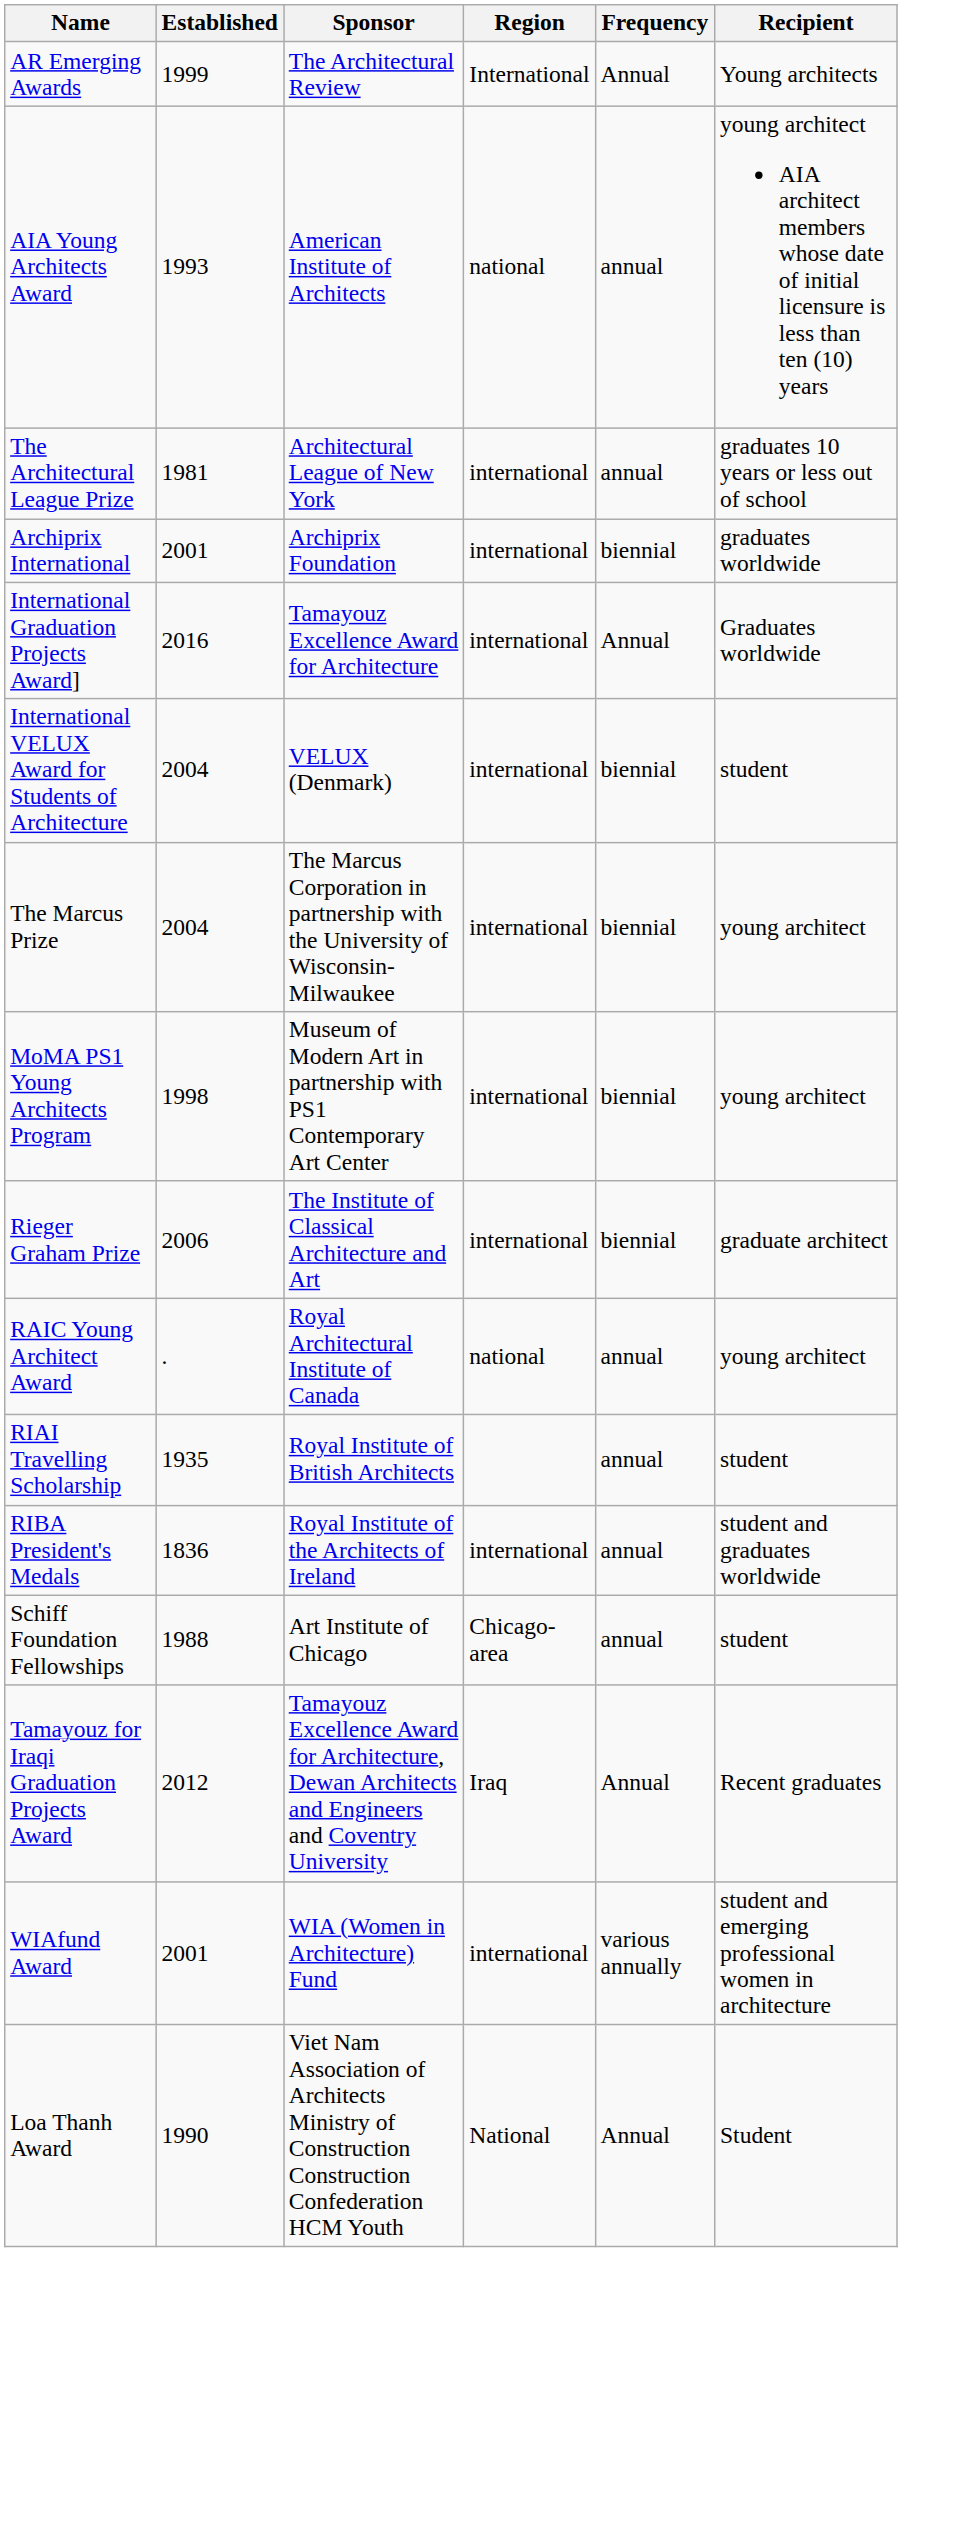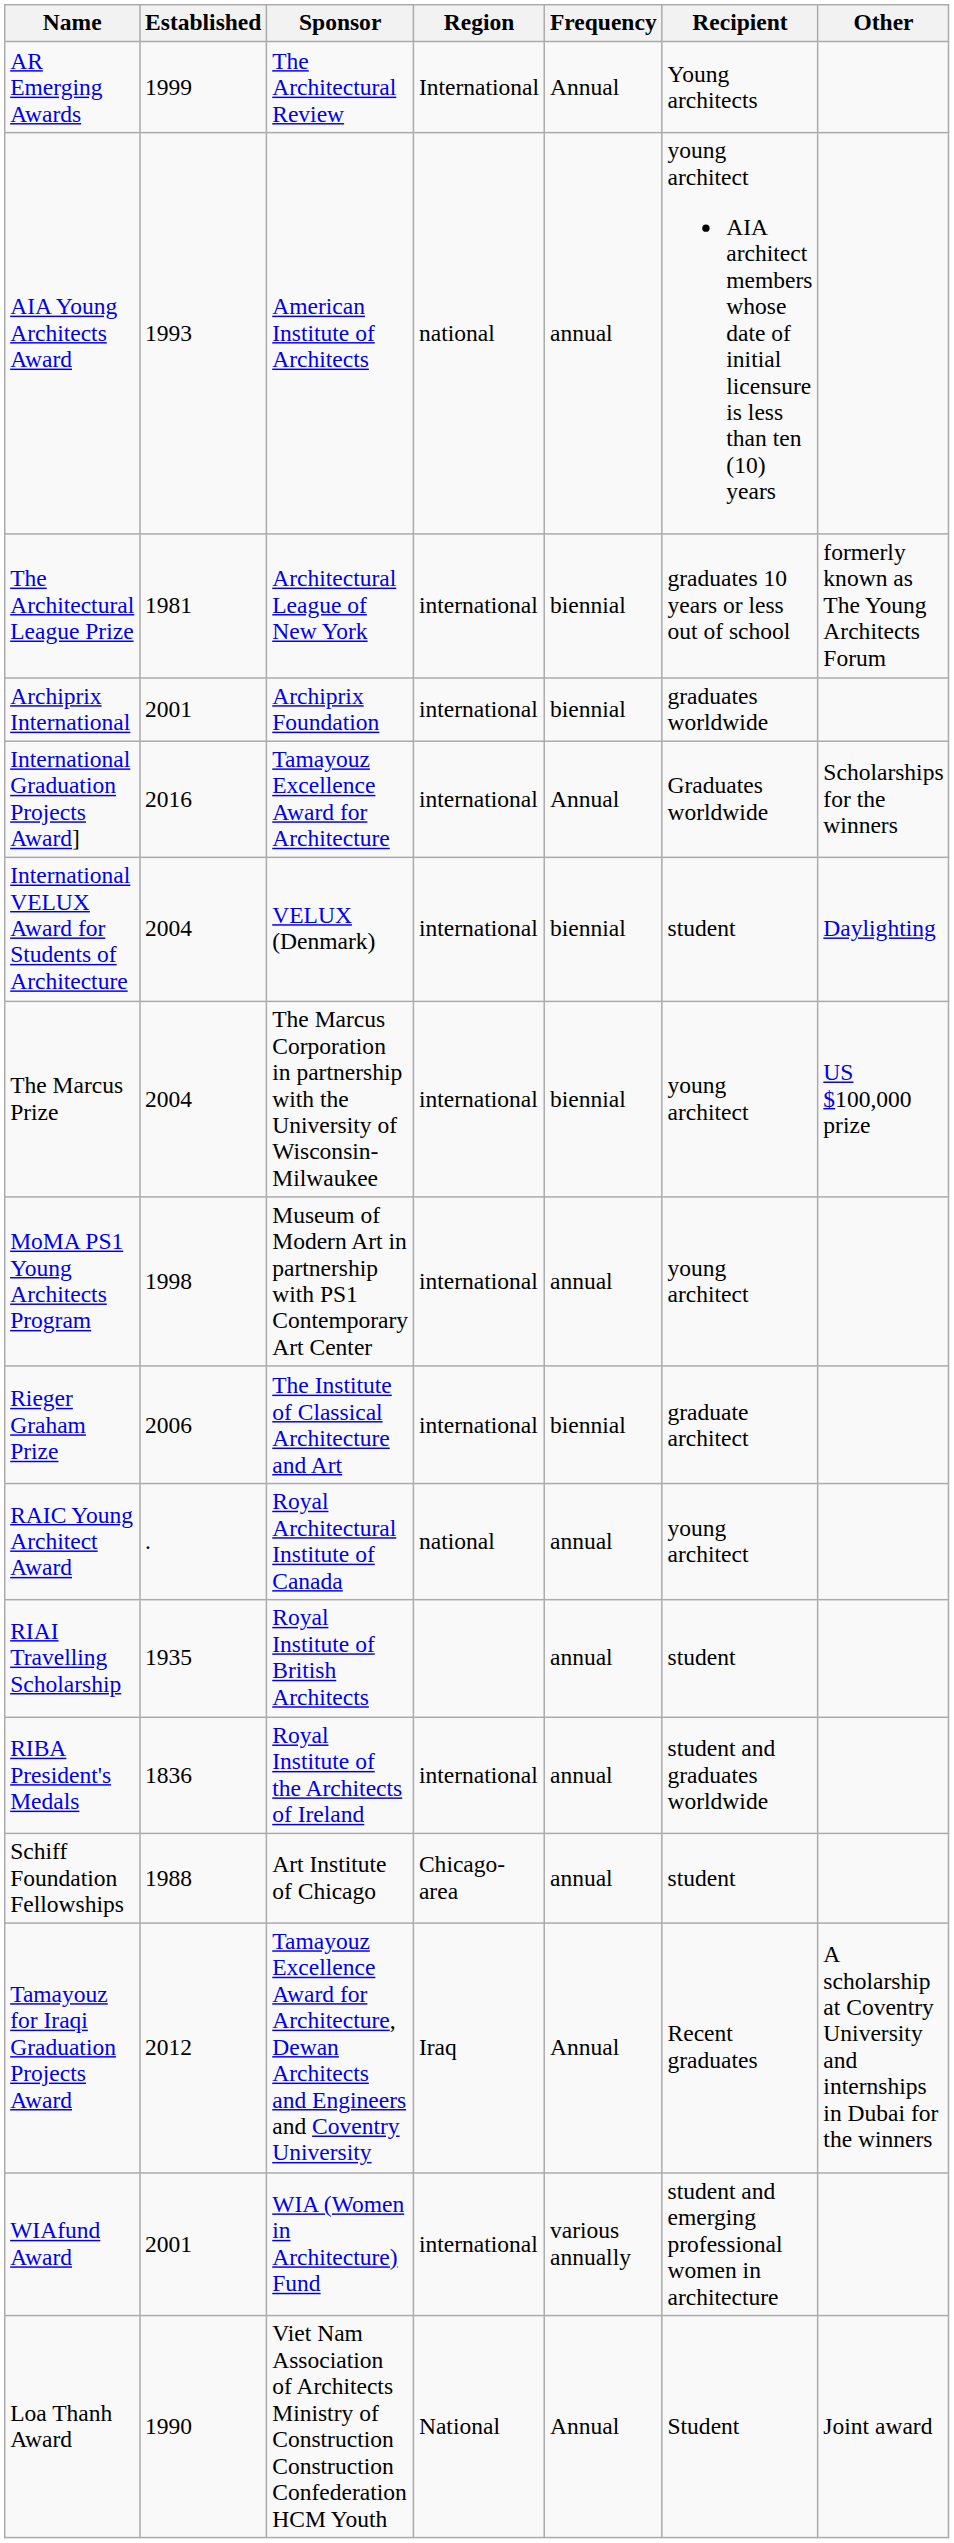+ column: (883, 23)
(632, 473) annual -> (588, 605) biennial
(638, 1096) biennial -> (581, 1281) annual
